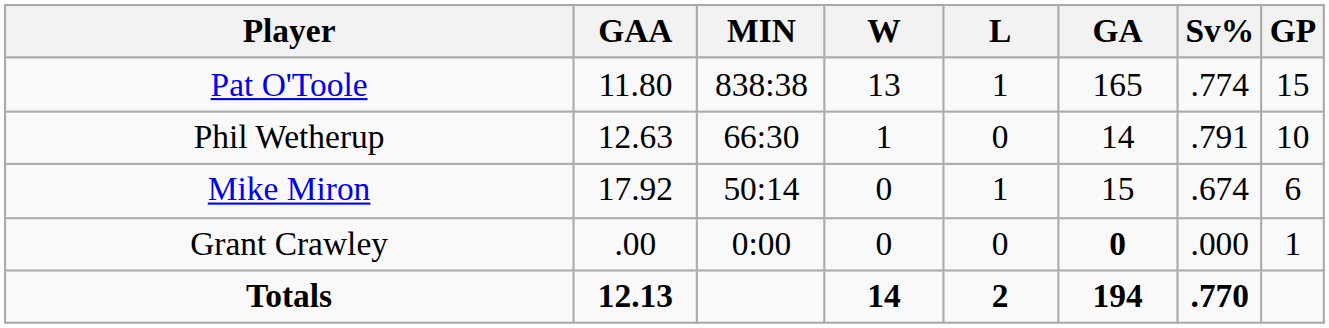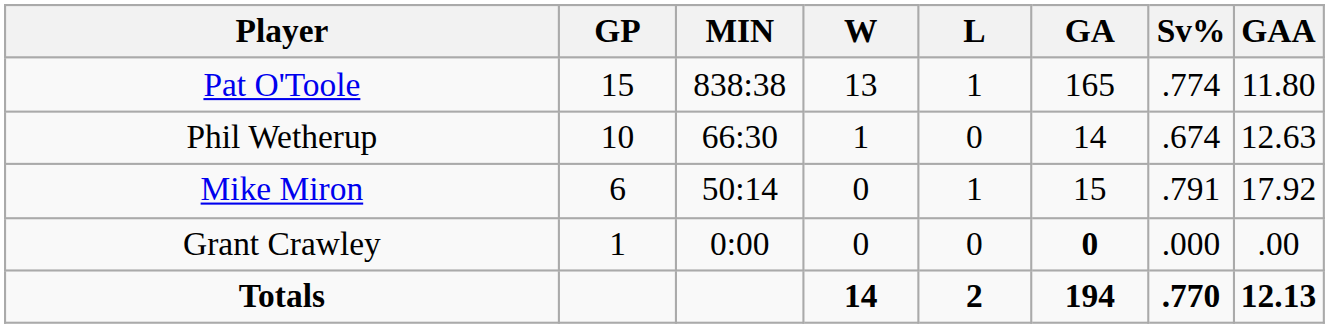columns swapped: (1293, 31) <-> (635, 31)
(1220, 137) .791 -> (1191, 137) .674
(1220, 190) .674 -> (1191, 190) .791
